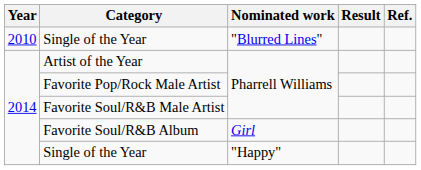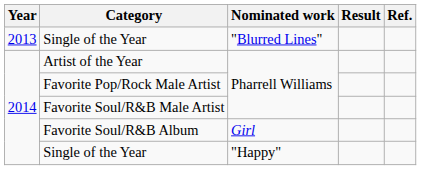(22, 38) 2010 -> (22, 38) 2013
